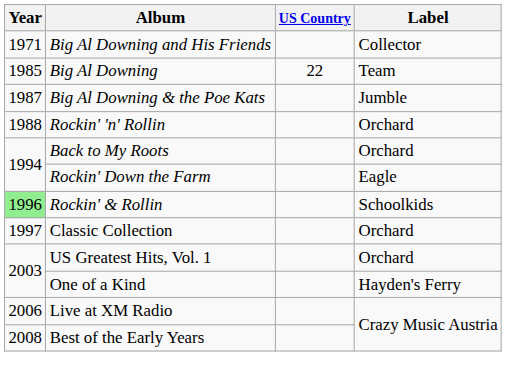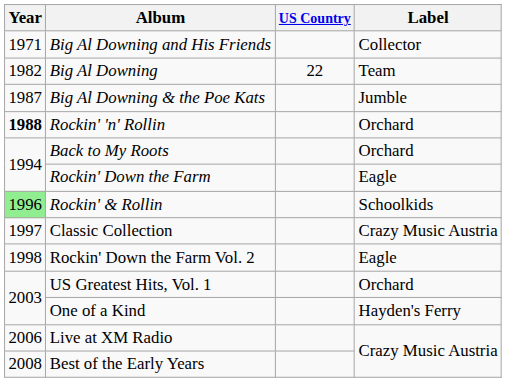(25, 71) 1985 -> (25, 71) 1982
(25, 124) normal -> (25, 124) bold
(386, 230) Orchard -> (428, 230) Crazy Music Austria
+ row: (152, 257)
